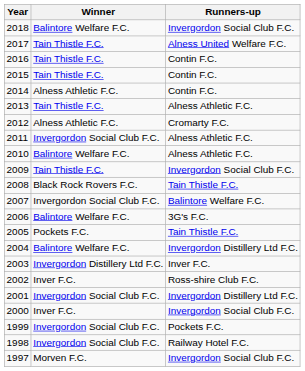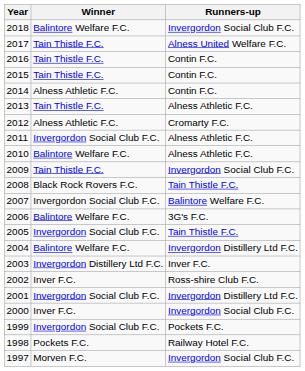(61, 232) Pockets F.C. -> (96, 232) Invergordon Social Club F.C.
(96, 342) Invergordon Social Club F.C. -> (61, 342) Pockets F.C.
